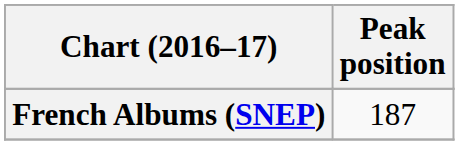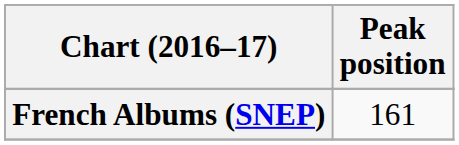(393, 113) 187 -> (393, 113) 161
